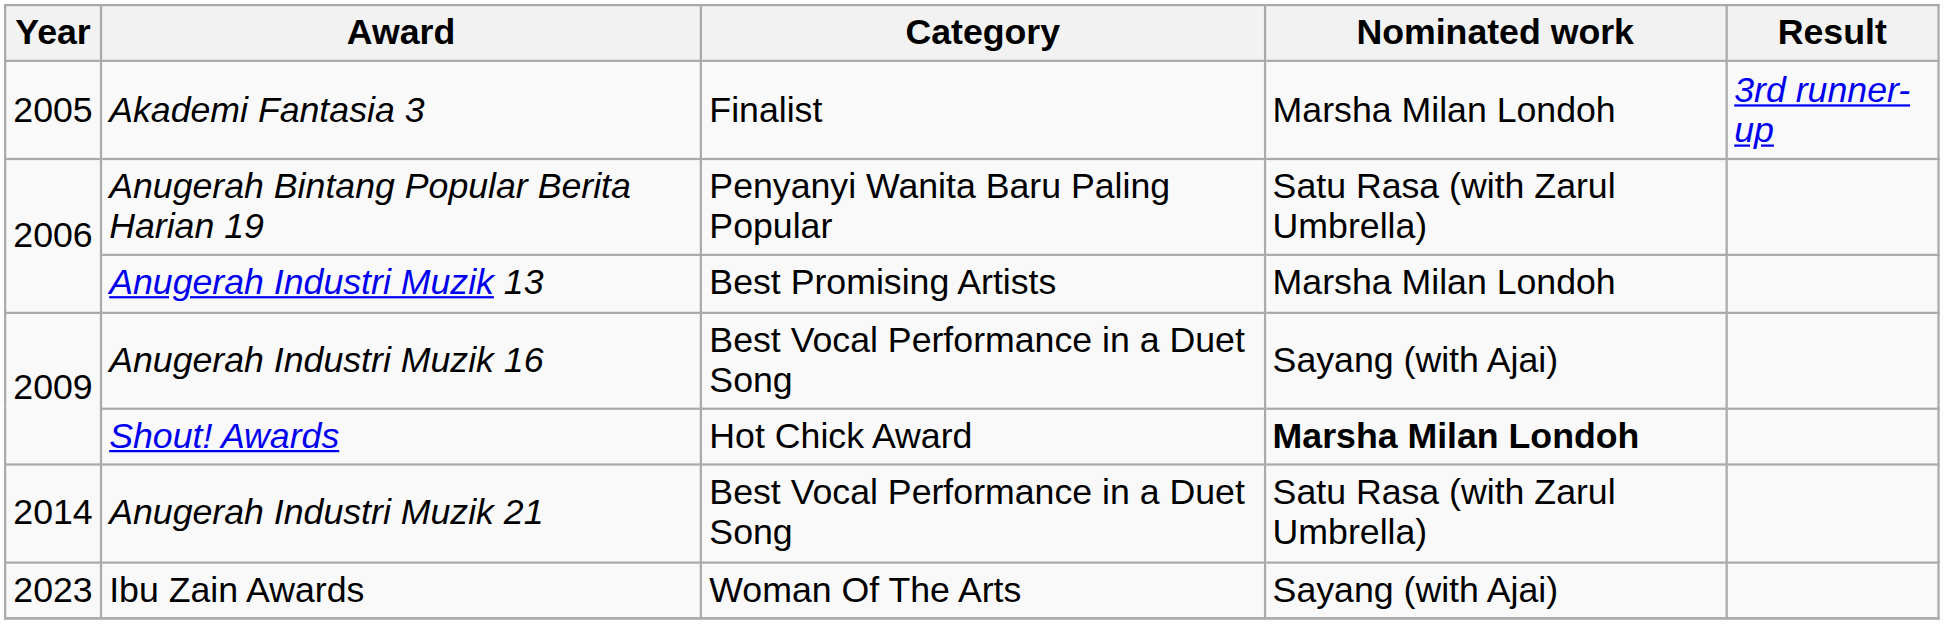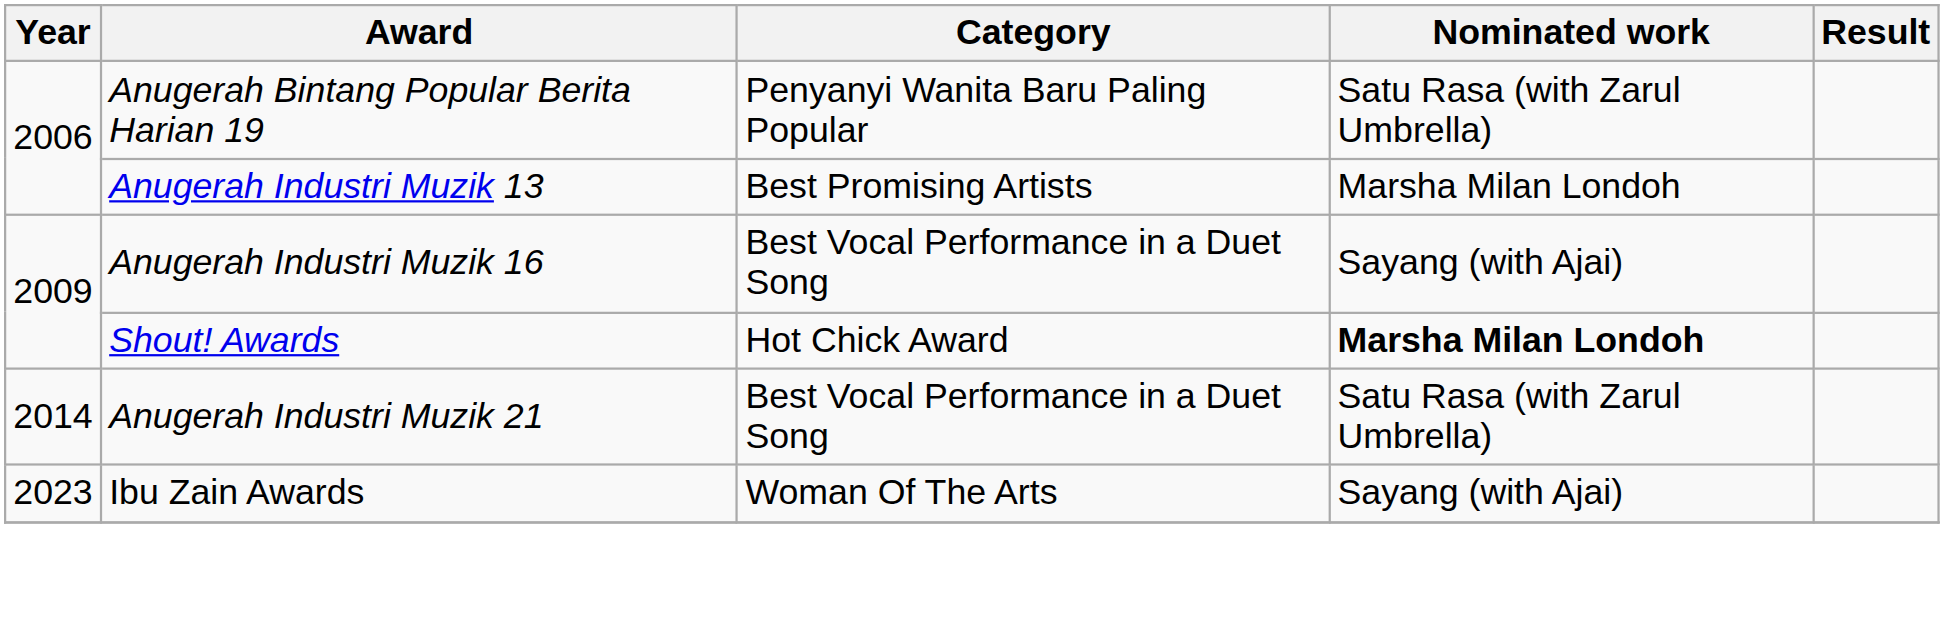- row: (267, 109)
